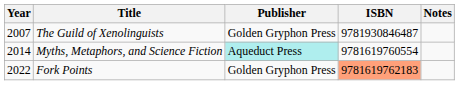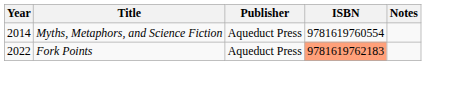- row: (100, 32)
(265, 51) paleturquoise background -> (265, 32) no background
(282, 70) Golden Gryphon Press -> (265, 51) Aqueduct Press
